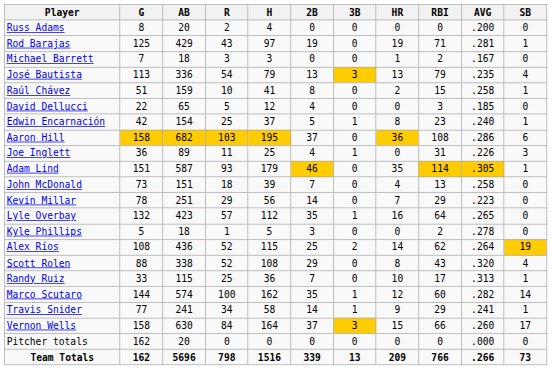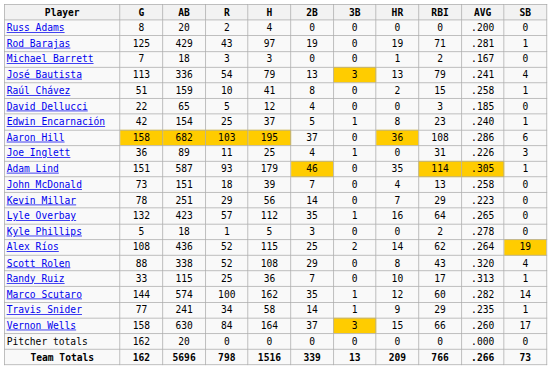(483, 75) .235 -> (483, 75) .241
(483, 310) .241 -> (483, 310) .235
